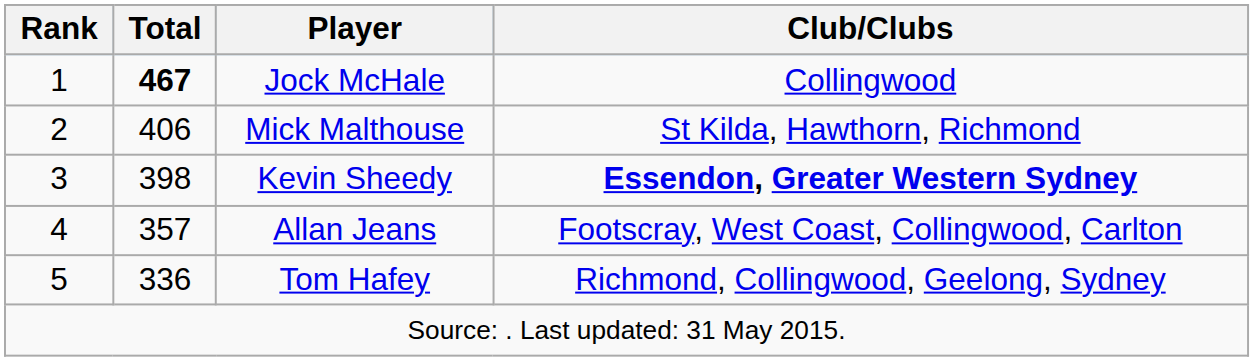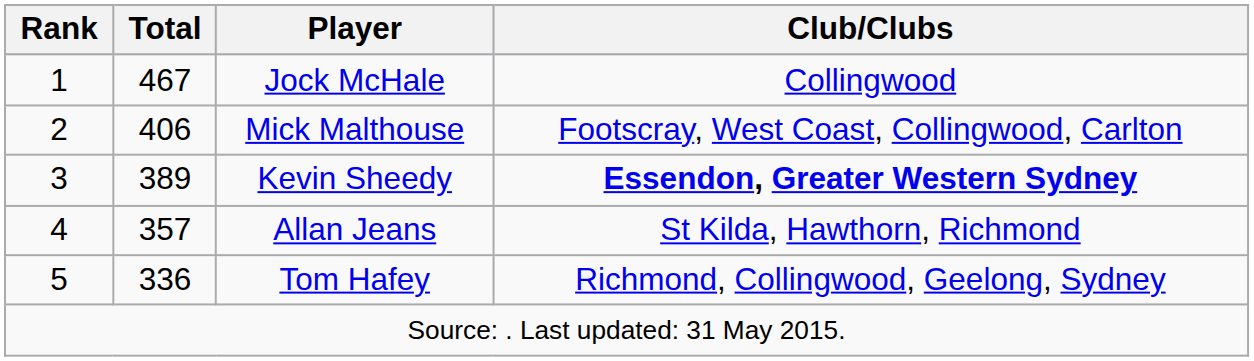(165, 79) bold -> (165, 79) normal
(870, 129) St Kilda, Hawthorn, Richmond -> (870, 129) Footscray, West Coast, Collingwood, Carlton
(165, 179) 398 -> (165, 179) 389
(870, 229) Footscray, West Coast, Collingwood, Carlton -> (870, 229) St Kilda, Hawthorn, Richmond
